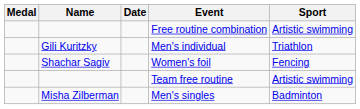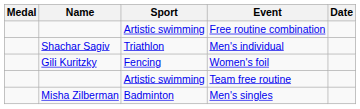columns swapped: (313, 13) <-> (135, 13)
(69, 46) Gili Kuritzky -> (75, 46) Shachar Sagiv
(75, 63) Shachar Sagiv -> (69, 63) Gili Kuritzky
